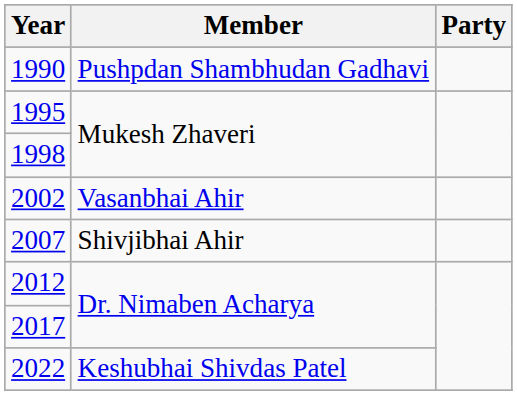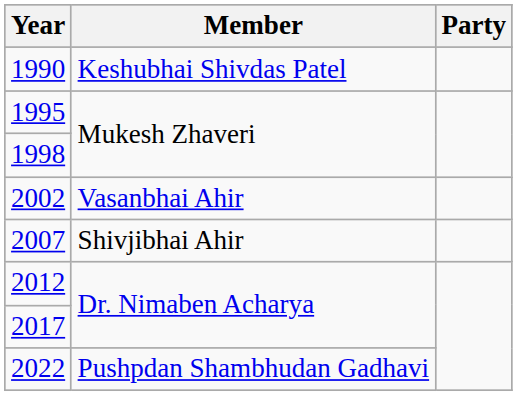(253, 68) Pushpdan Shambhudan Gadhavi -> (212, 68) Keshubhai Shivdas Patel
(212, 369) Keshubhai Shivdas Patel -> (253, 369) Pushpdan Shambhudan Gadhavi
